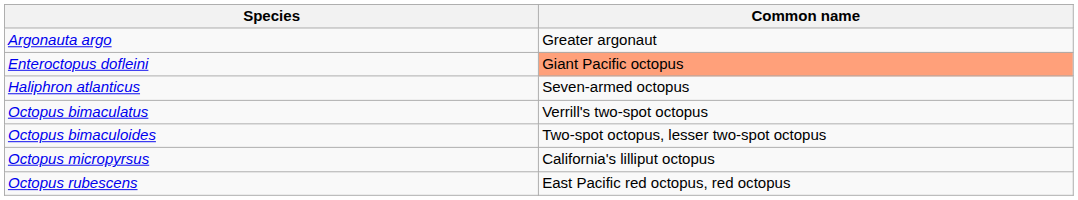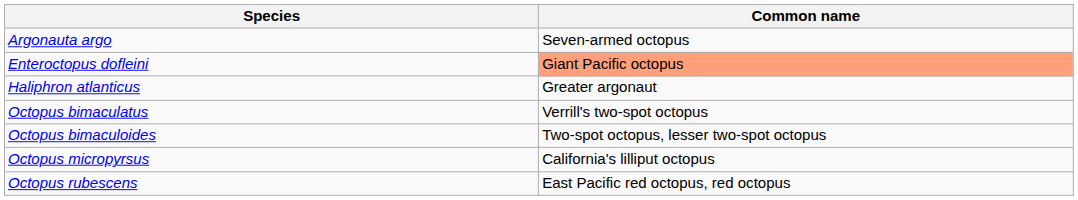(599, 40) Greater argonaut -> (616, 40) Seven-armed octopus
(616, 87) Seven-armed octopus -> (599, 87) Greater argonaut
